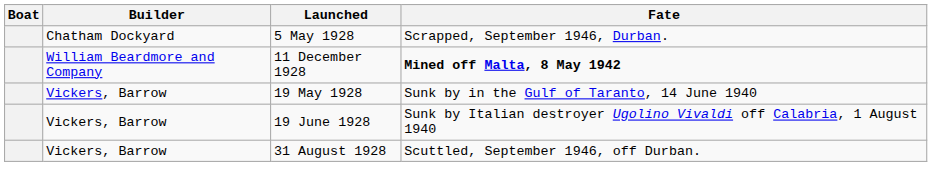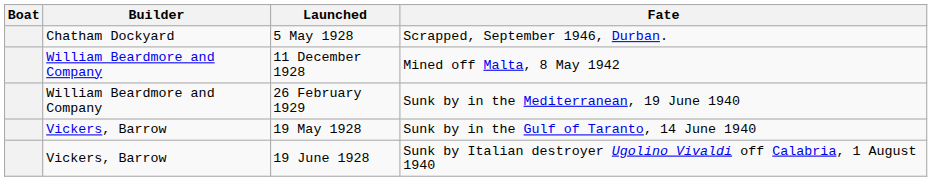(512, 65) bold -> (512, 65) normal
+ row: (317, 101)
- row: (330, 151)
